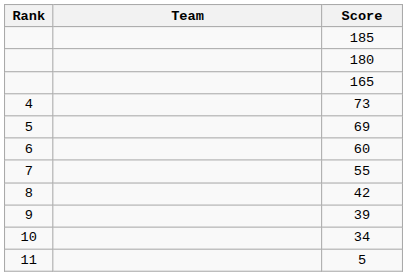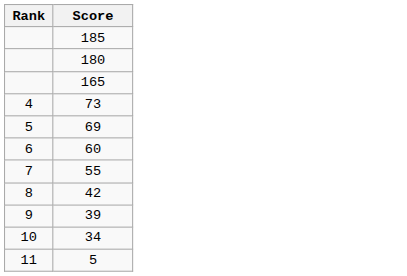- column: (188, 16)
